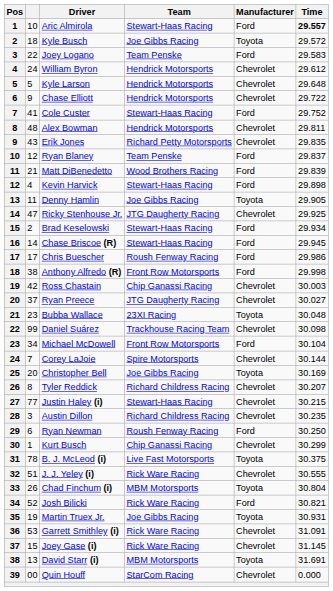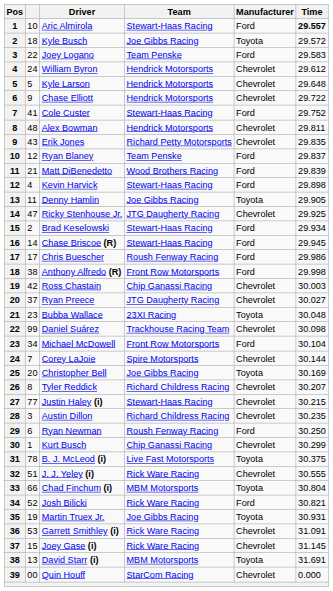(32, 488) 26 -> (32, 488) 66
